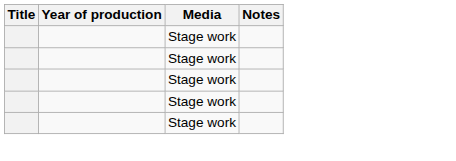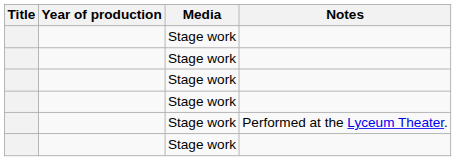+ row: (21, 123)
